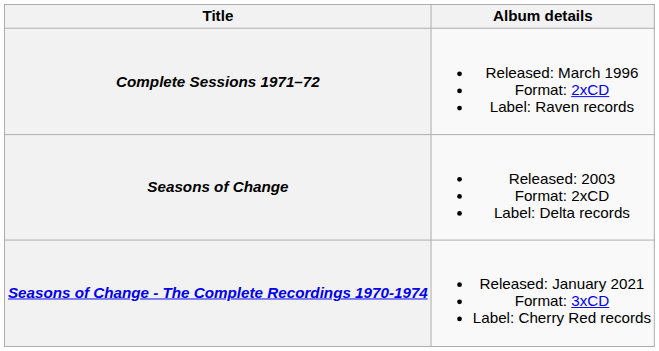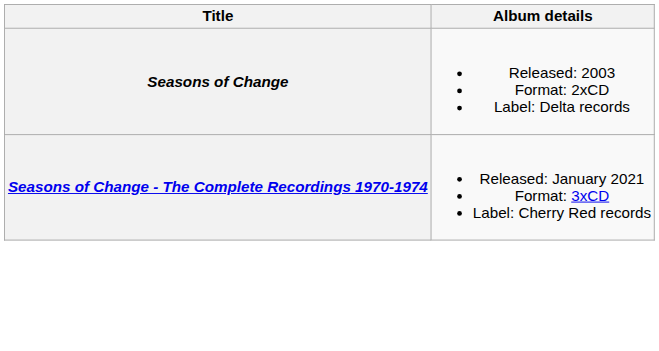- row: (218, 81)
